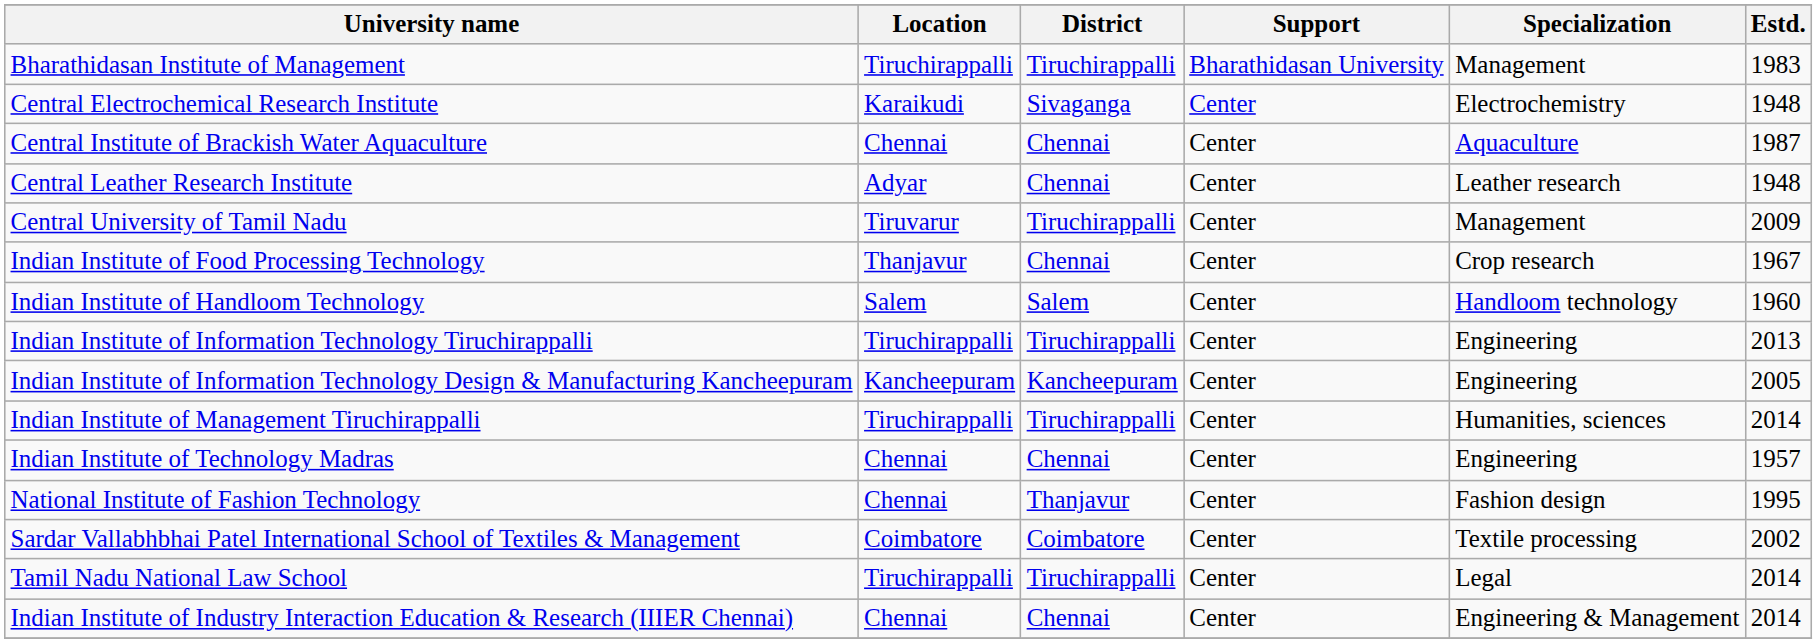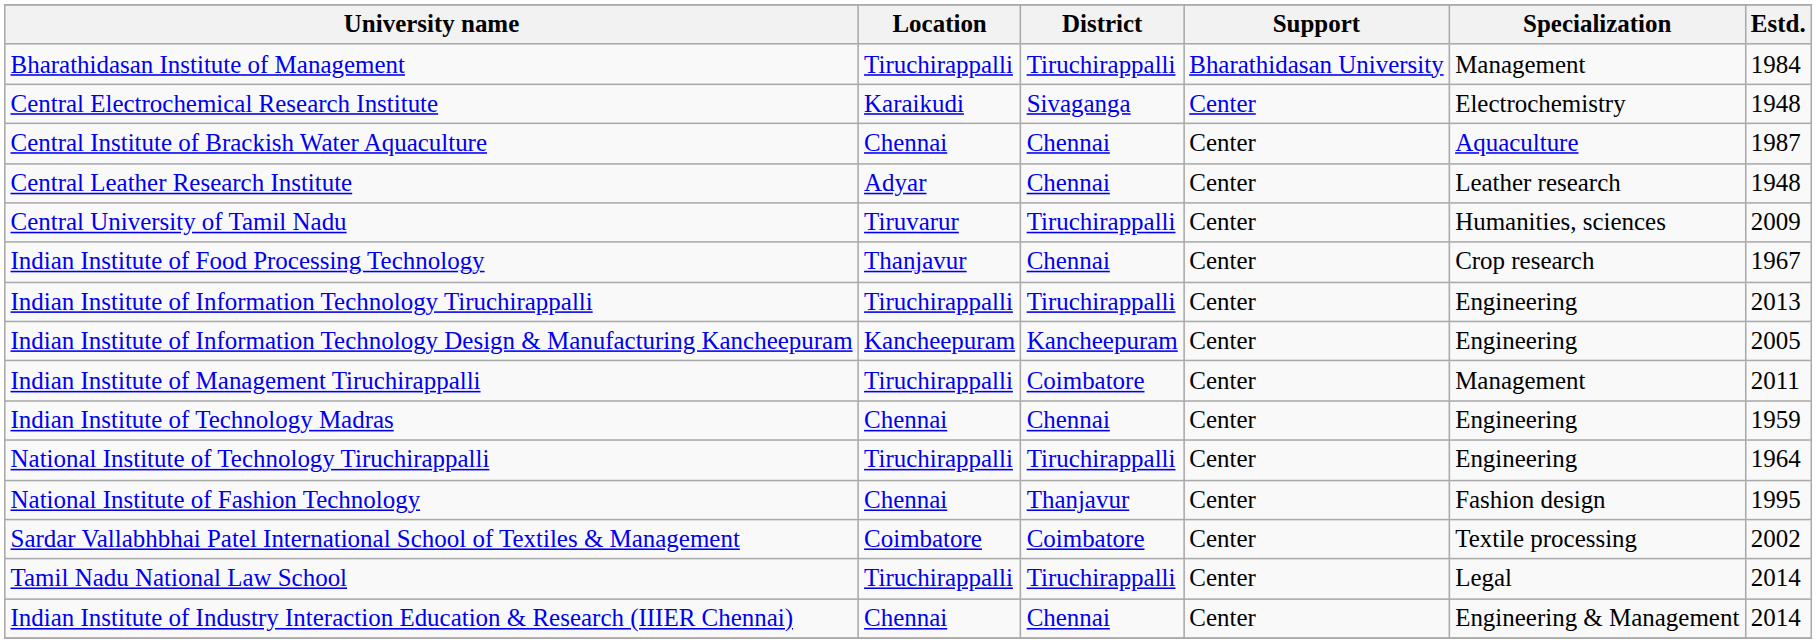(1776, 63) 1983 -> (1776, 63) 1984
(1520, 222) Management -> (1561, 222) Humanities, sciences
- row: (217, 301)
(1101, 420) Tiruchirappalli -> (1086, 380) Coimbatore
(1561, 420) Humanities, sciences -> (1520, 380) Management
(1776, 420) 2014 -> (1775, 380) 2011
(1776, 459) 1957 -> (1776, 420) 1959
+ row: (250, 459)
